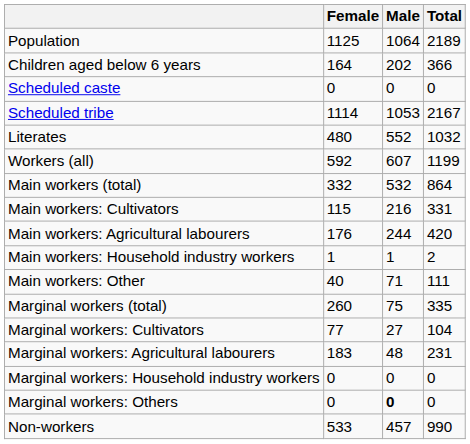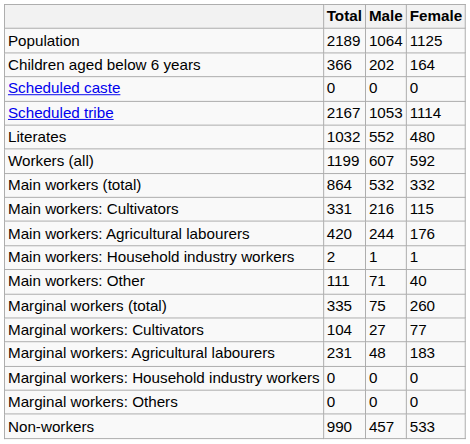columns swapped: (445, 16) <-> (353, 16)
(390, 402) bold -> (373, 402) normal
